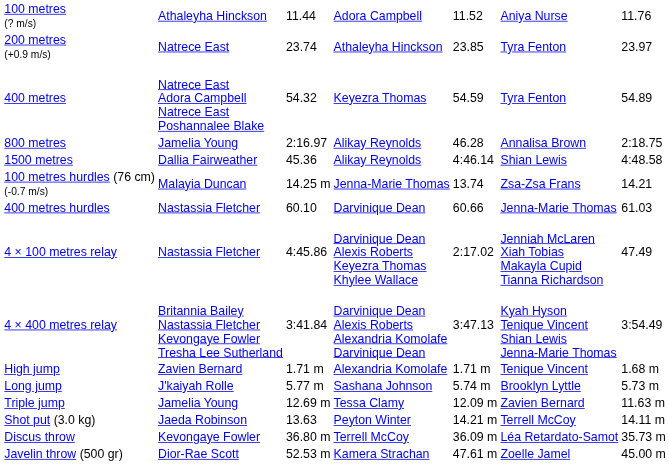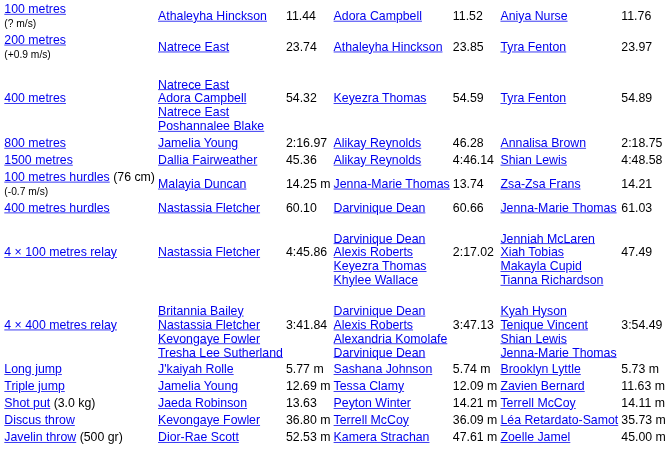- row: (32, 369)
